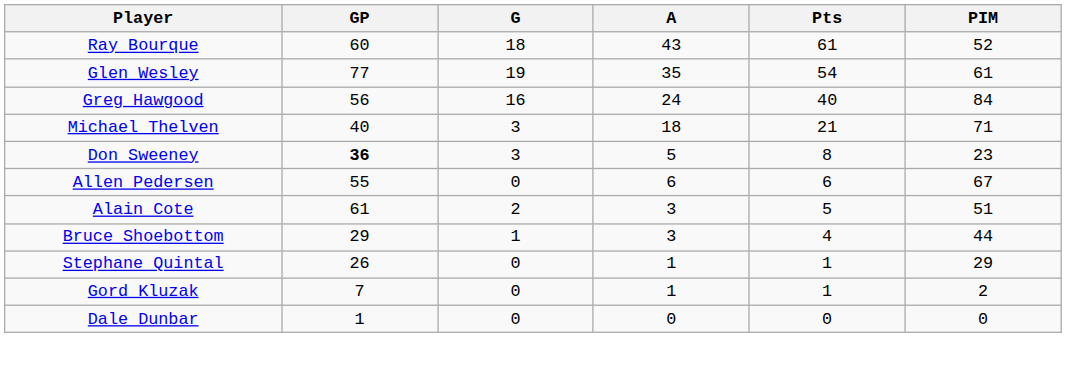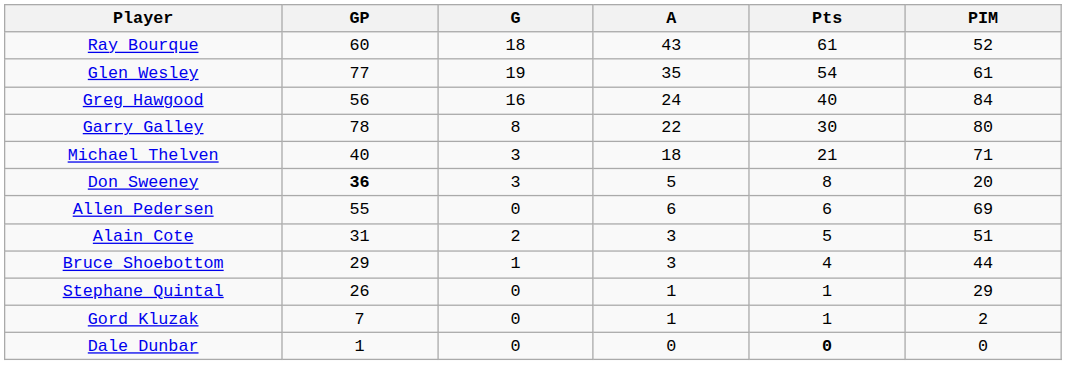+ row: (143, 128)
(983, 155) 23 -> (983, 182) 20
(983, 182) 67 -> (983, 210) 69
(360, 210) 61 -> (360, 237) 31
(827, 319) normal -> (827, 346) bold
